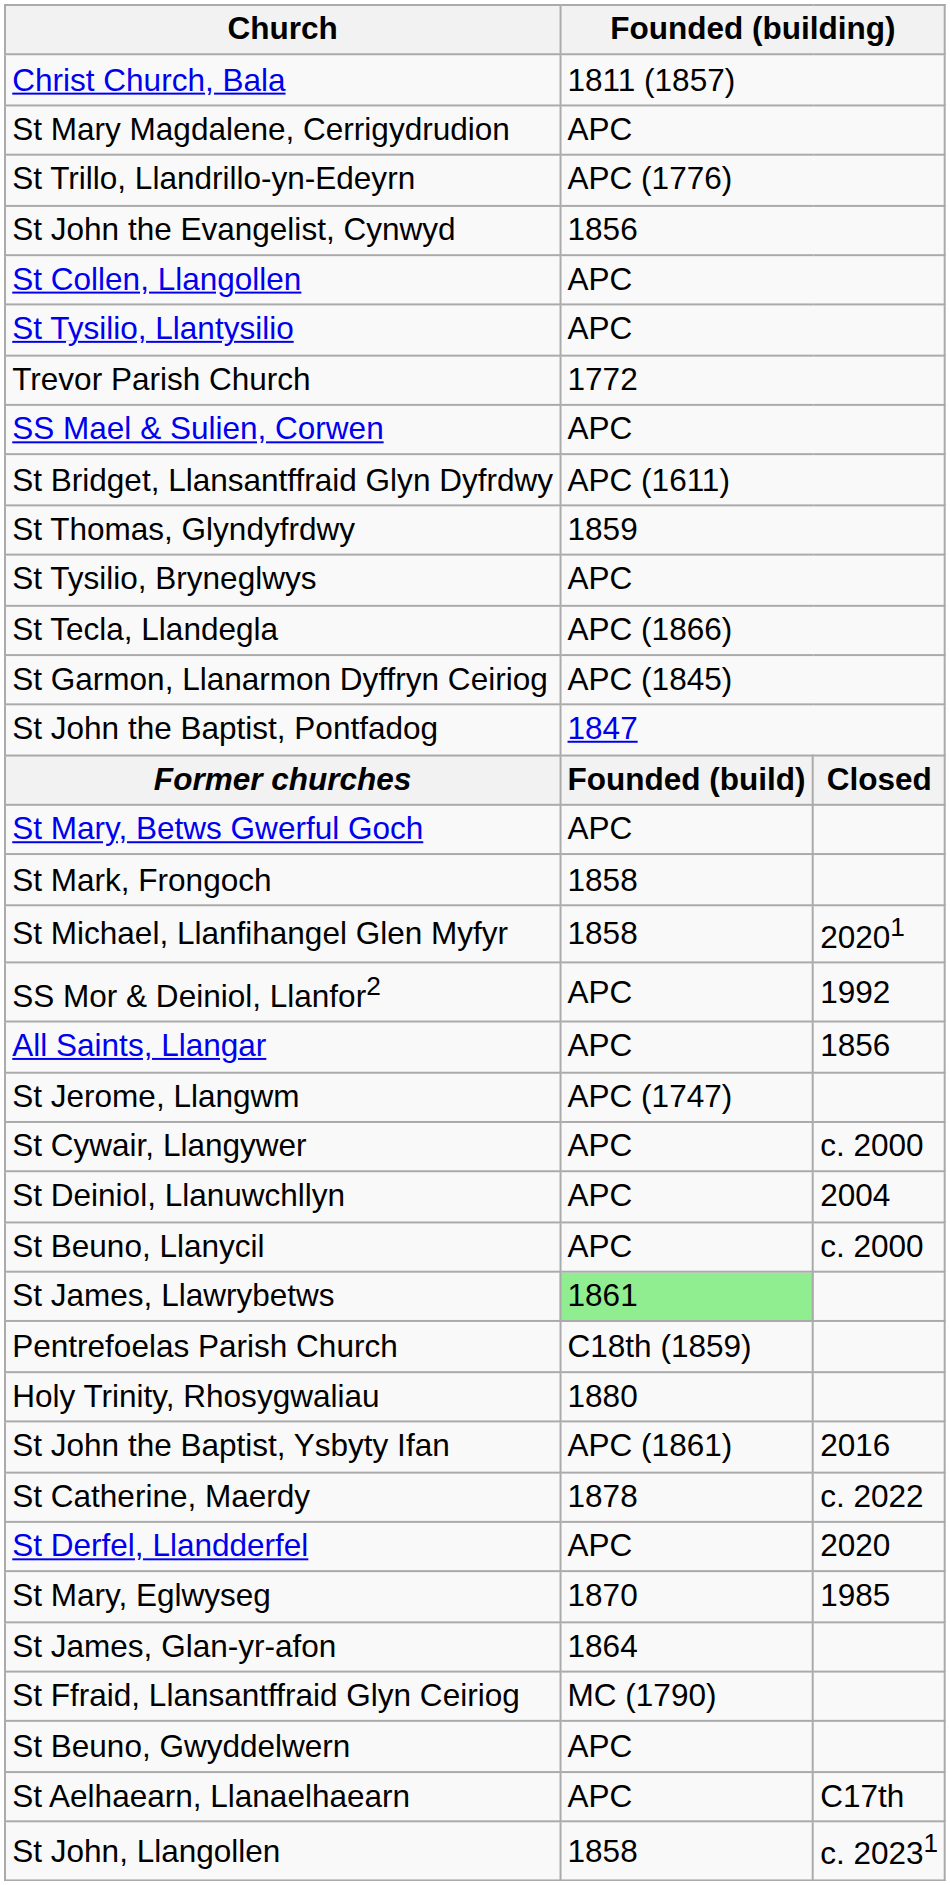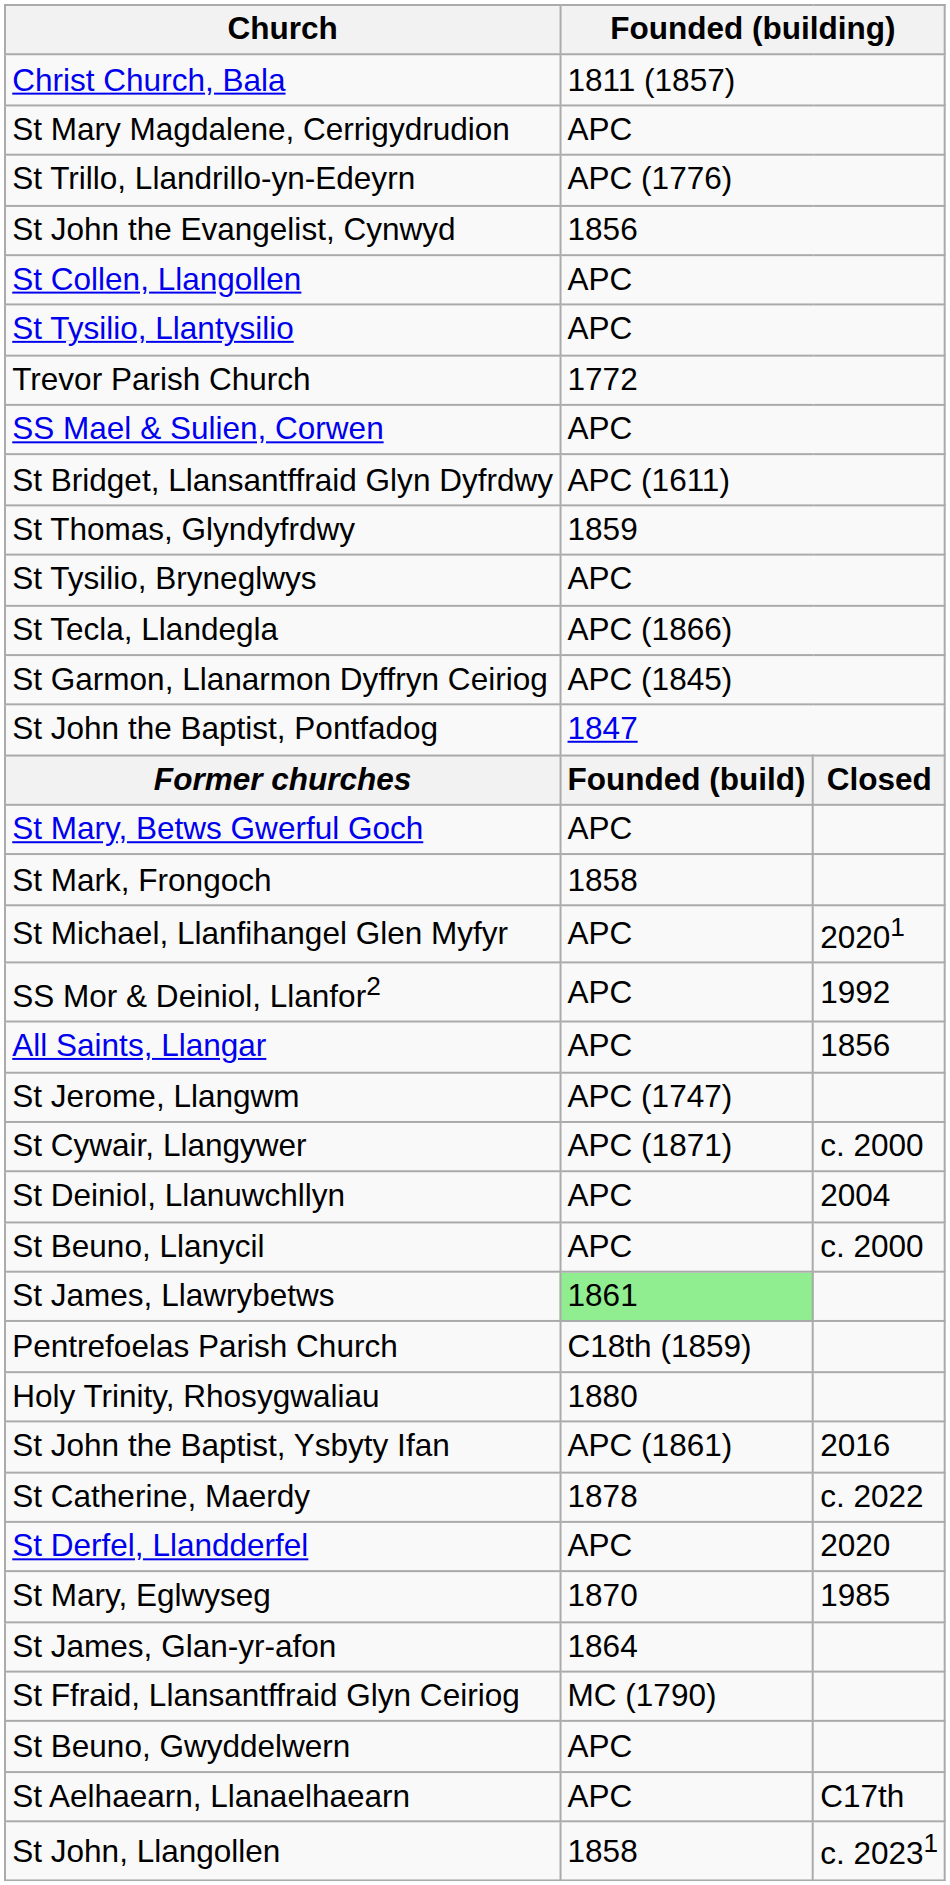(603, 933) 1858 -> (600, 933) APC
(600, 1146) APC -> (650, 1146) APC (1871)
